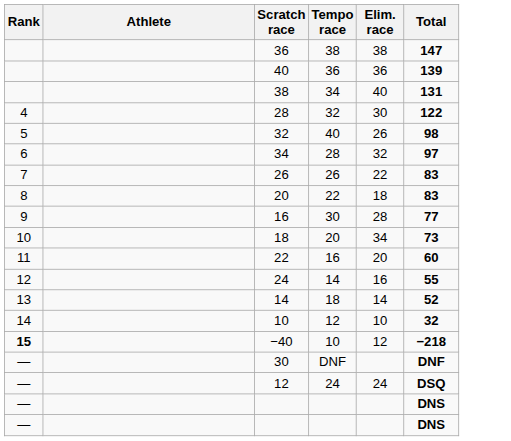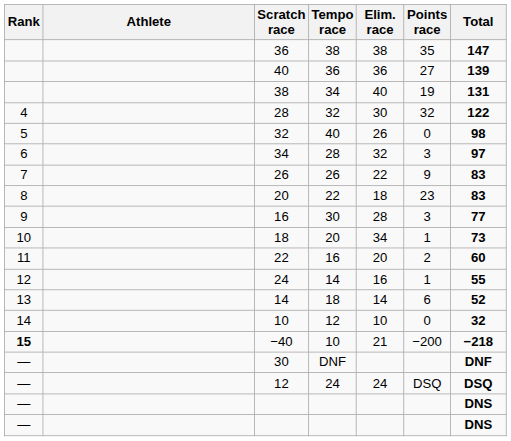+ column: (427, 22)
(380, 341) 12 -> (380, 341) 21
